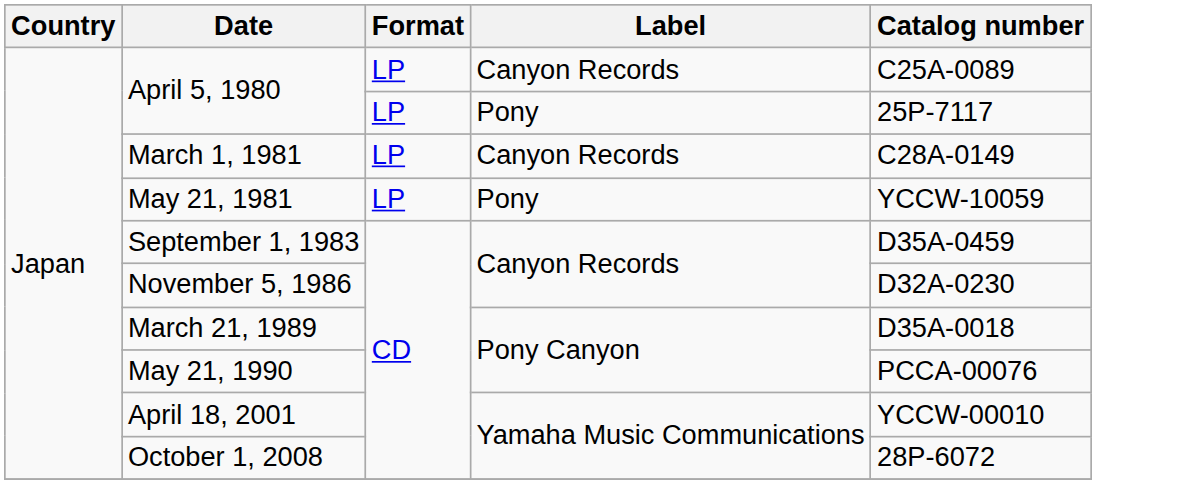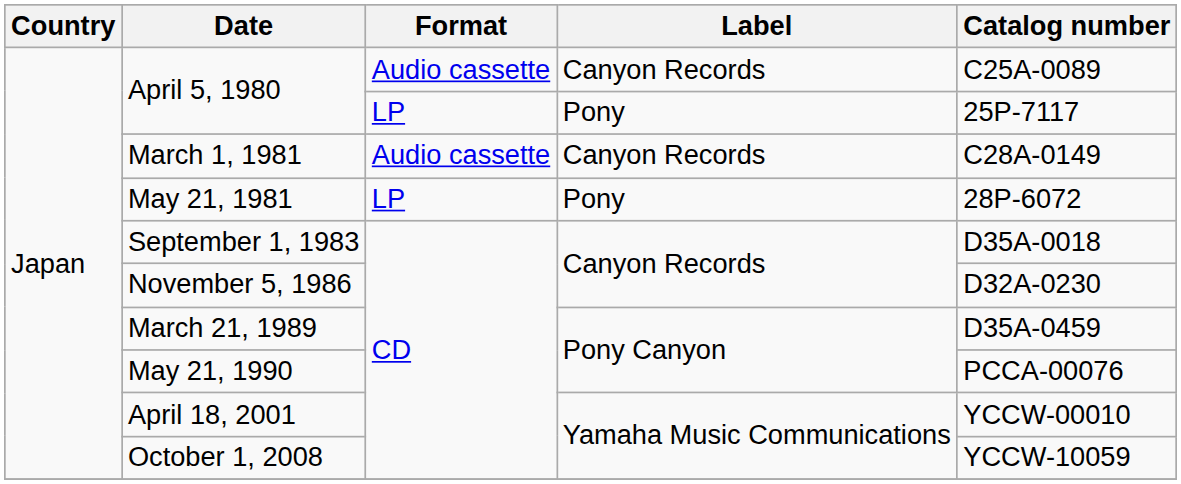(388, 69) LP -> (461, 69) Audio cassette
(388, 155) LP -> (461, 155) Audio cassette
(961, 198) YCCW-10059 -> (1022, 198) 28P-6072
(946, 241) D35A-0459 -> (1032, 241) D35A-0018
(946, 328) D35A-0018 -> (1032, 328) D35A-0459
(936, 457) 28P-6072 -> (1047, 457) YCCW-10059
